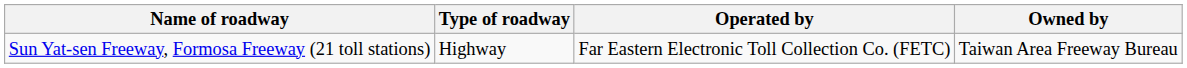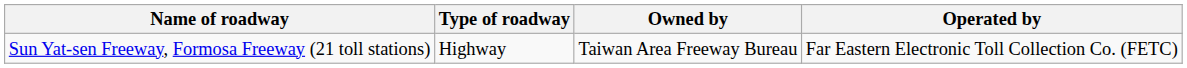columns swapped: (1068, 19) <-> (764, 19)
